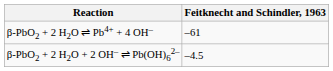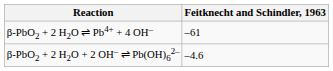(194, 55) –4.5 -> (194, 55) –4.6
